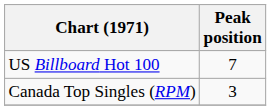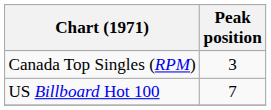rows swapped: (102, 91) <-> (84, 64)
